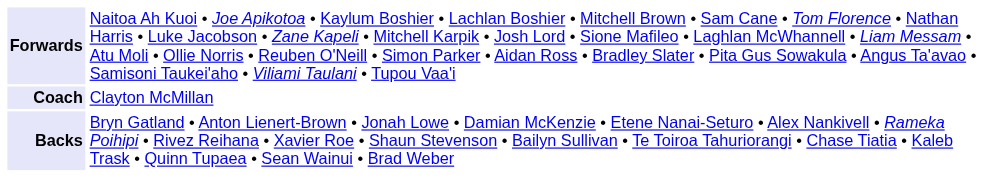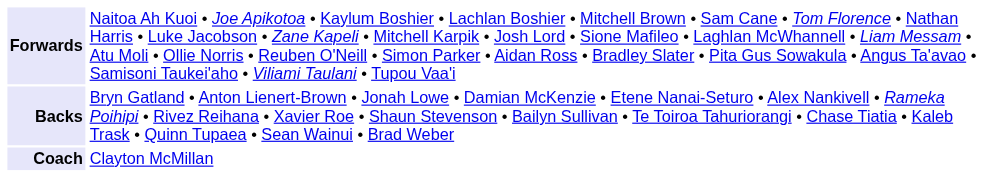rows swapped: (59, 141) <-> (58, 98)
